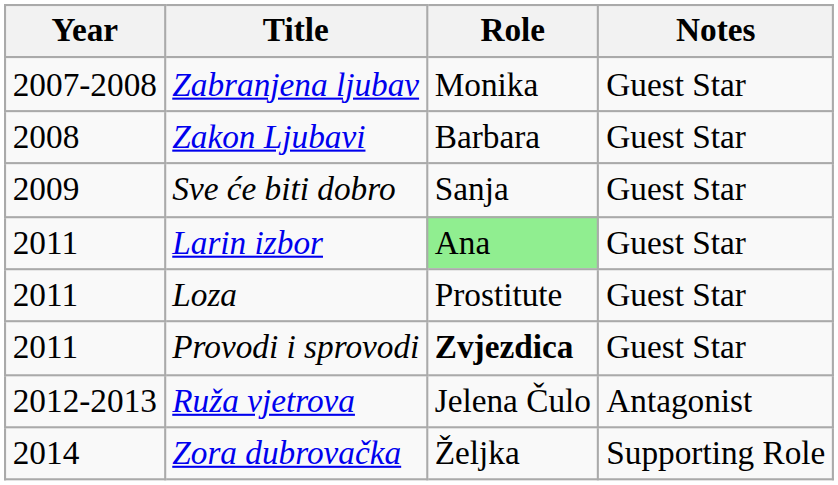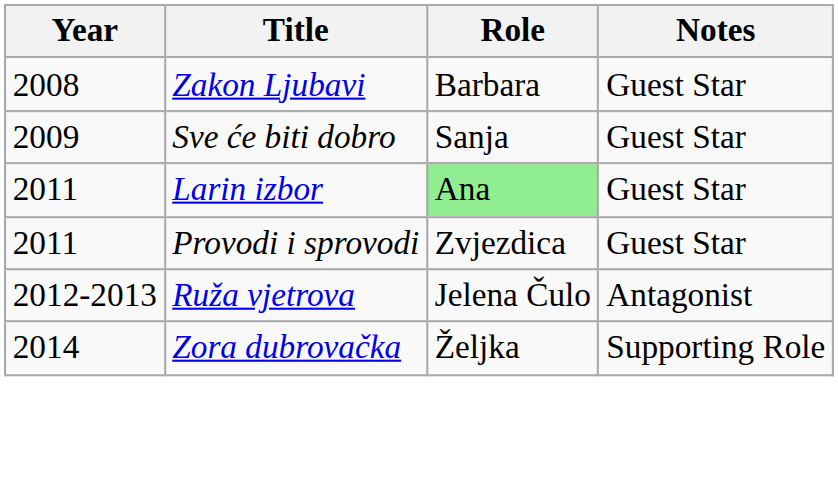- row: (296, 83)
- row: (205, 294)
(504, 347) bold -> (500, 242) normal
